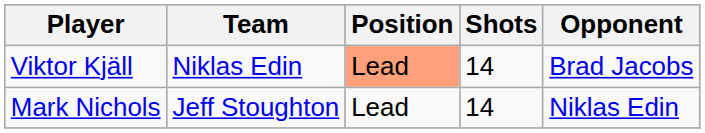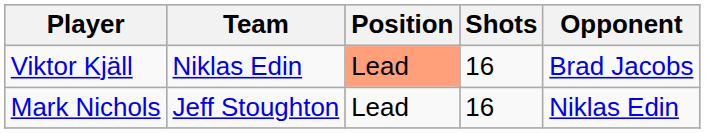(480, 66) 14 -> (480, 66) 16
(480, 107) 14 -> (480, 107) 16
